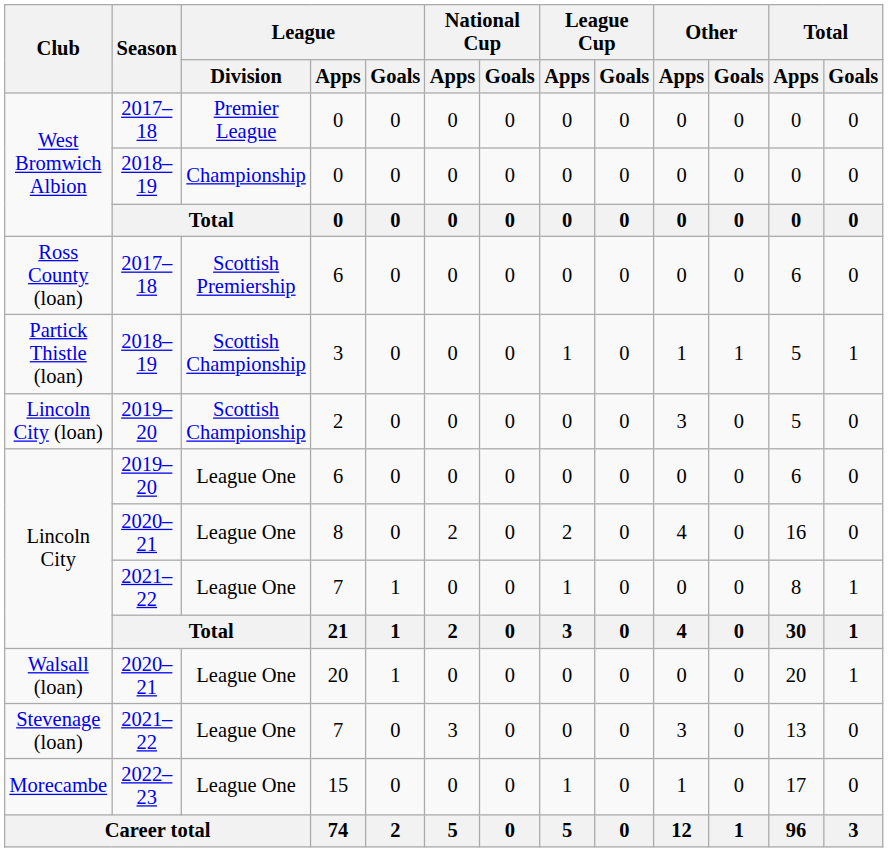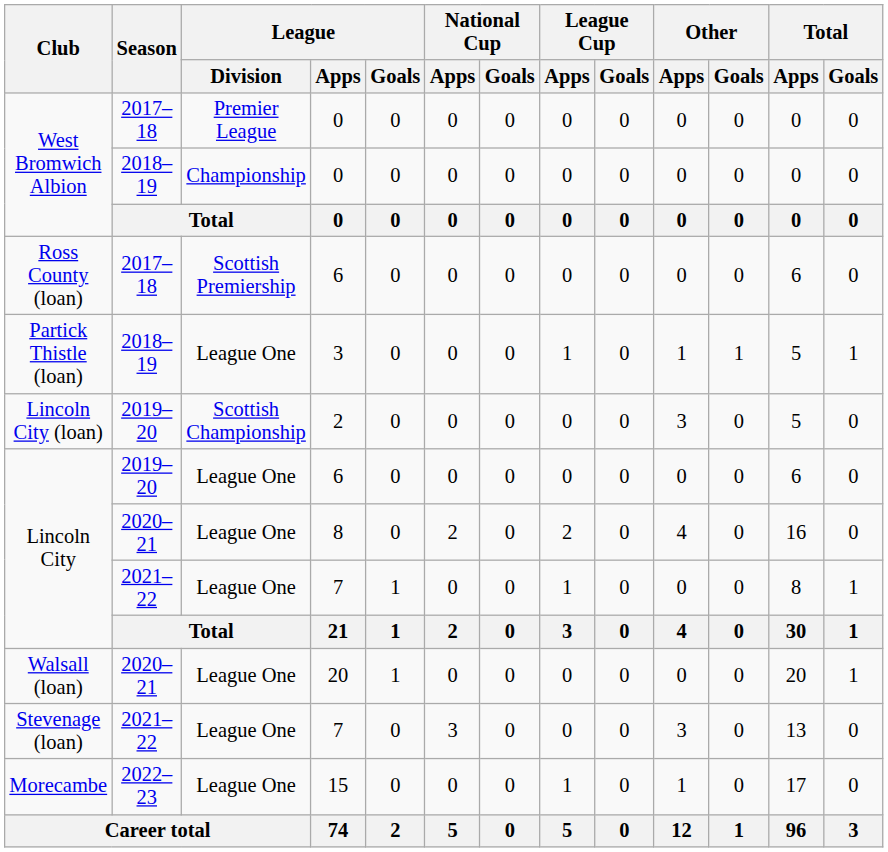(246, 353) Scottish Championship -> (246, 353) League One
